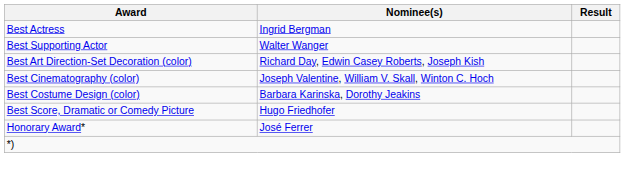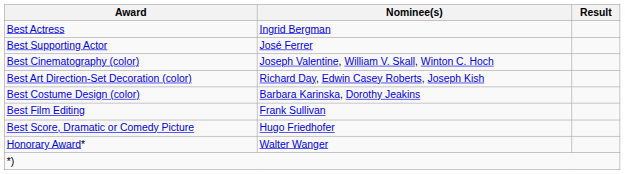(294, 45) Walter Wanger -> (286, 45) José Ferrer
rows swapped: (99, 62) <-> (73, 78)
+ row: (46, 111)
(286, 128) José Ferrer -> (294, 144) Walter Wanger
